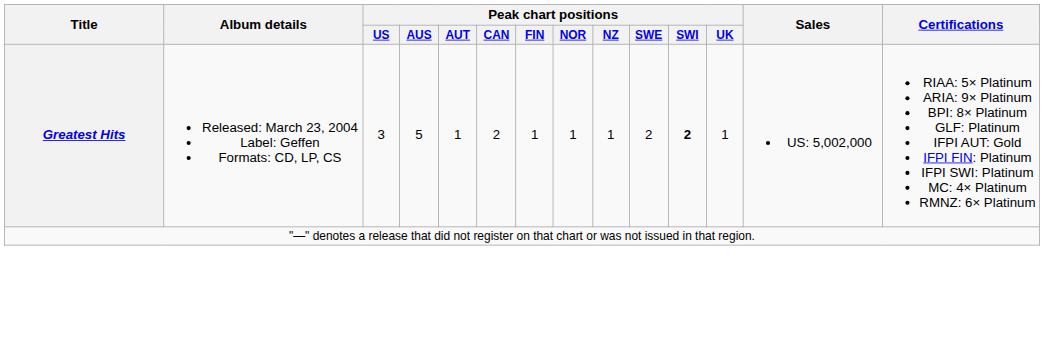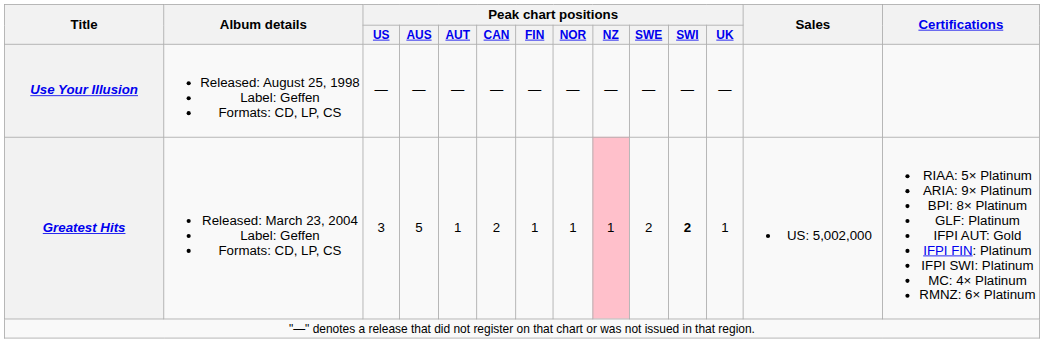+ row: (84, 90)
(611, 135) no background -> (611, 227) pink background
